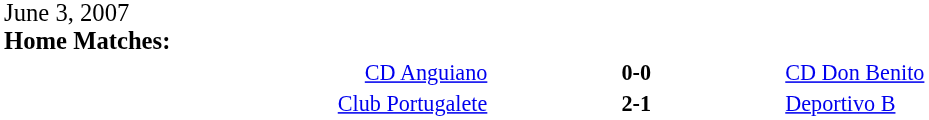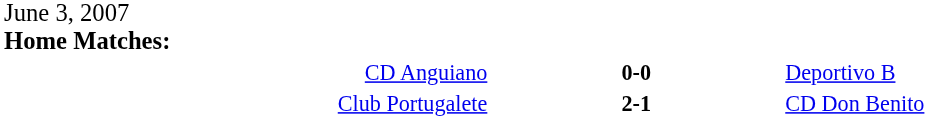(855, 72) CD Don Benito -> (840, 72) Deportivo B
(840, 103) Deportivo B -> (855, 103) CD Don Benito
